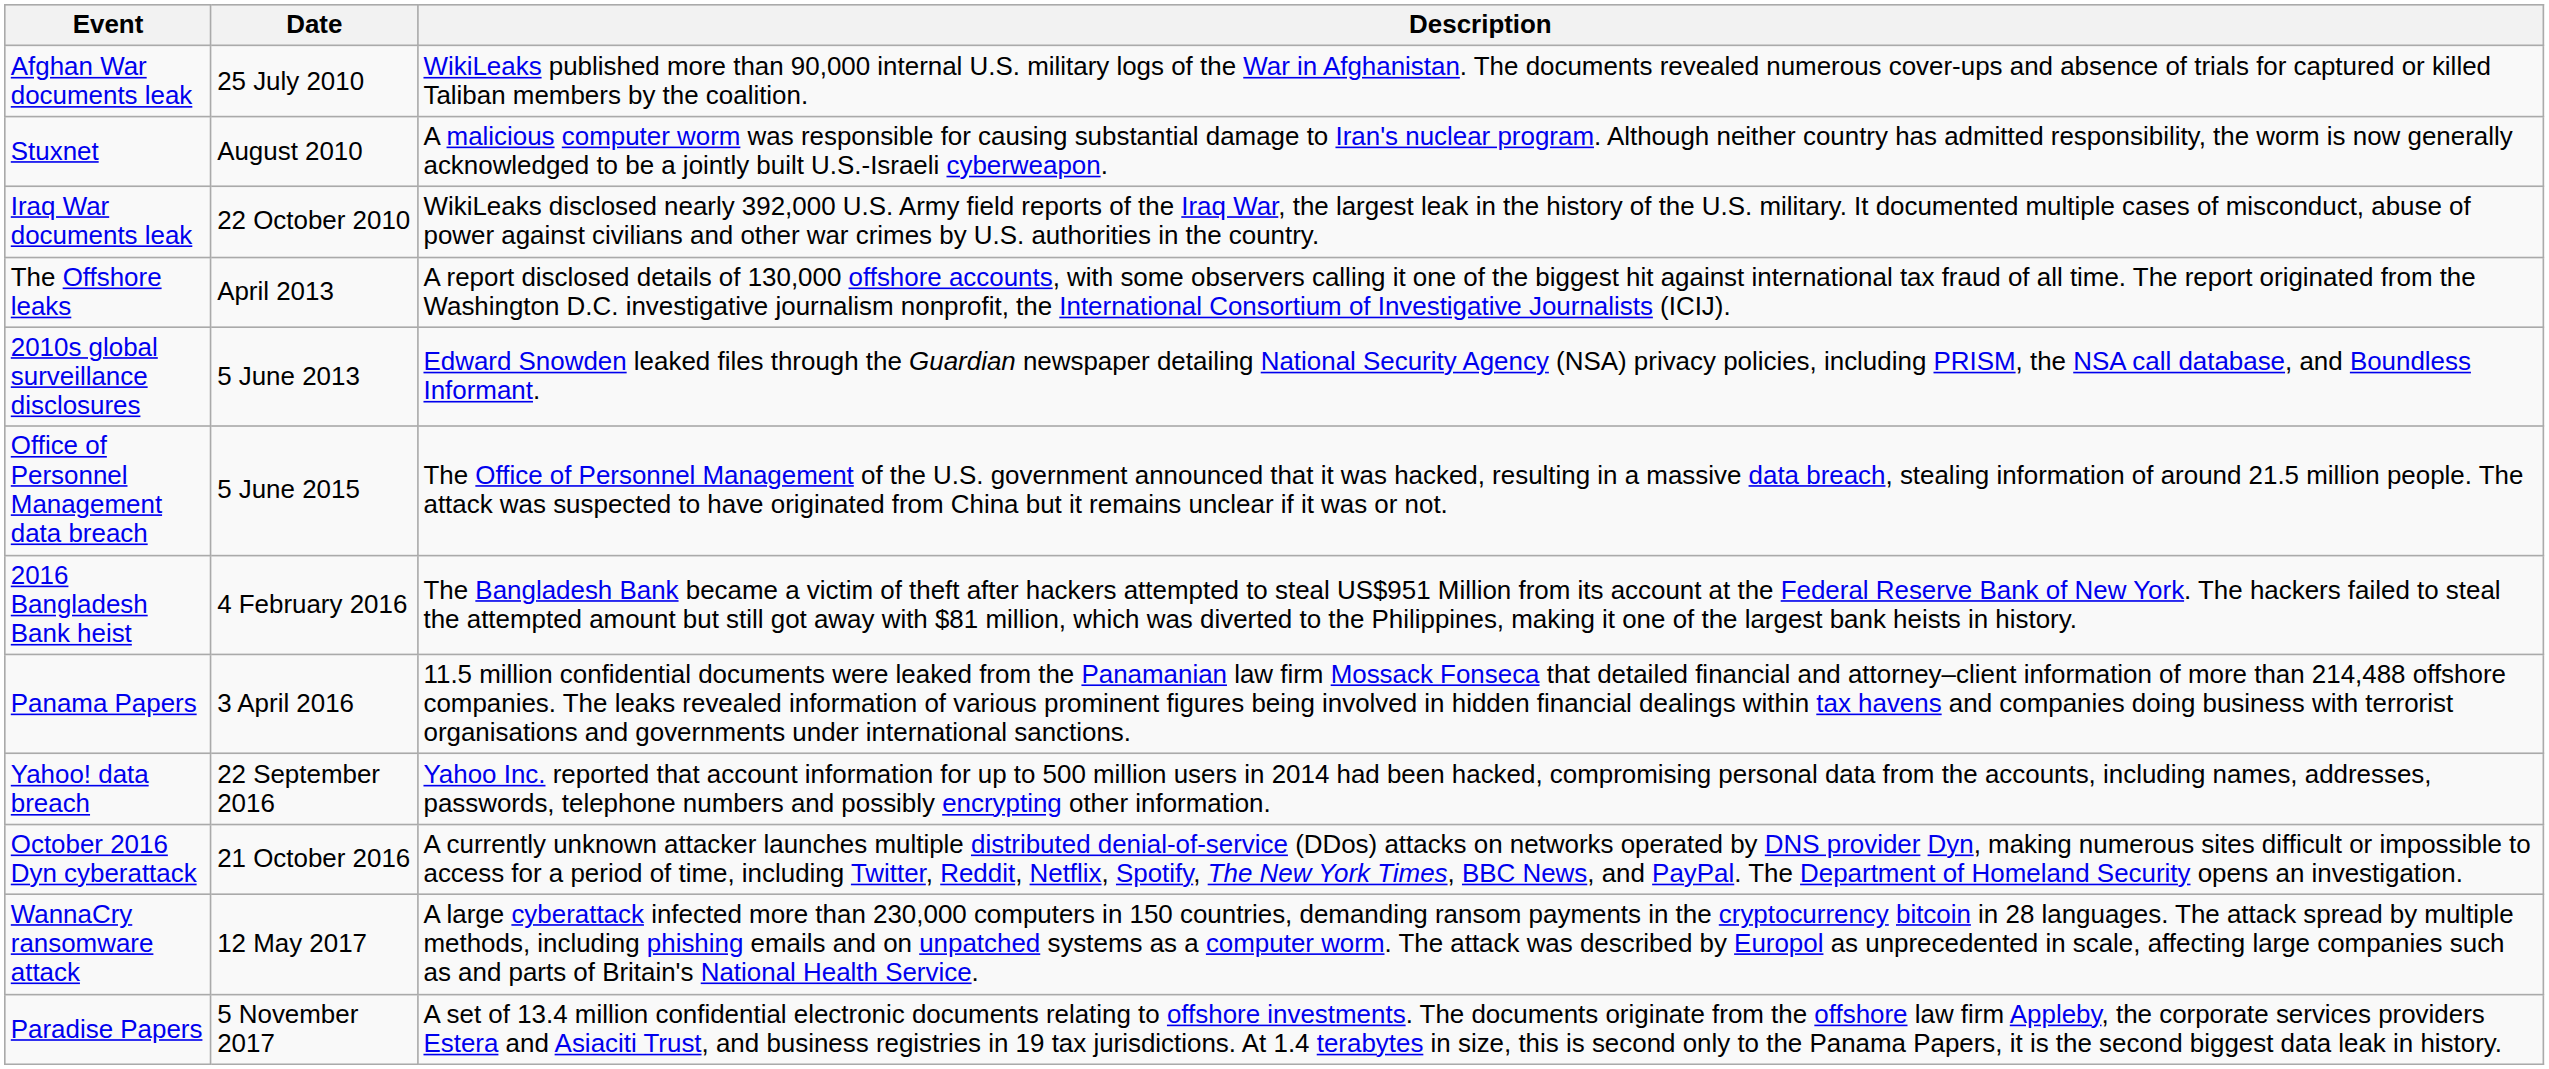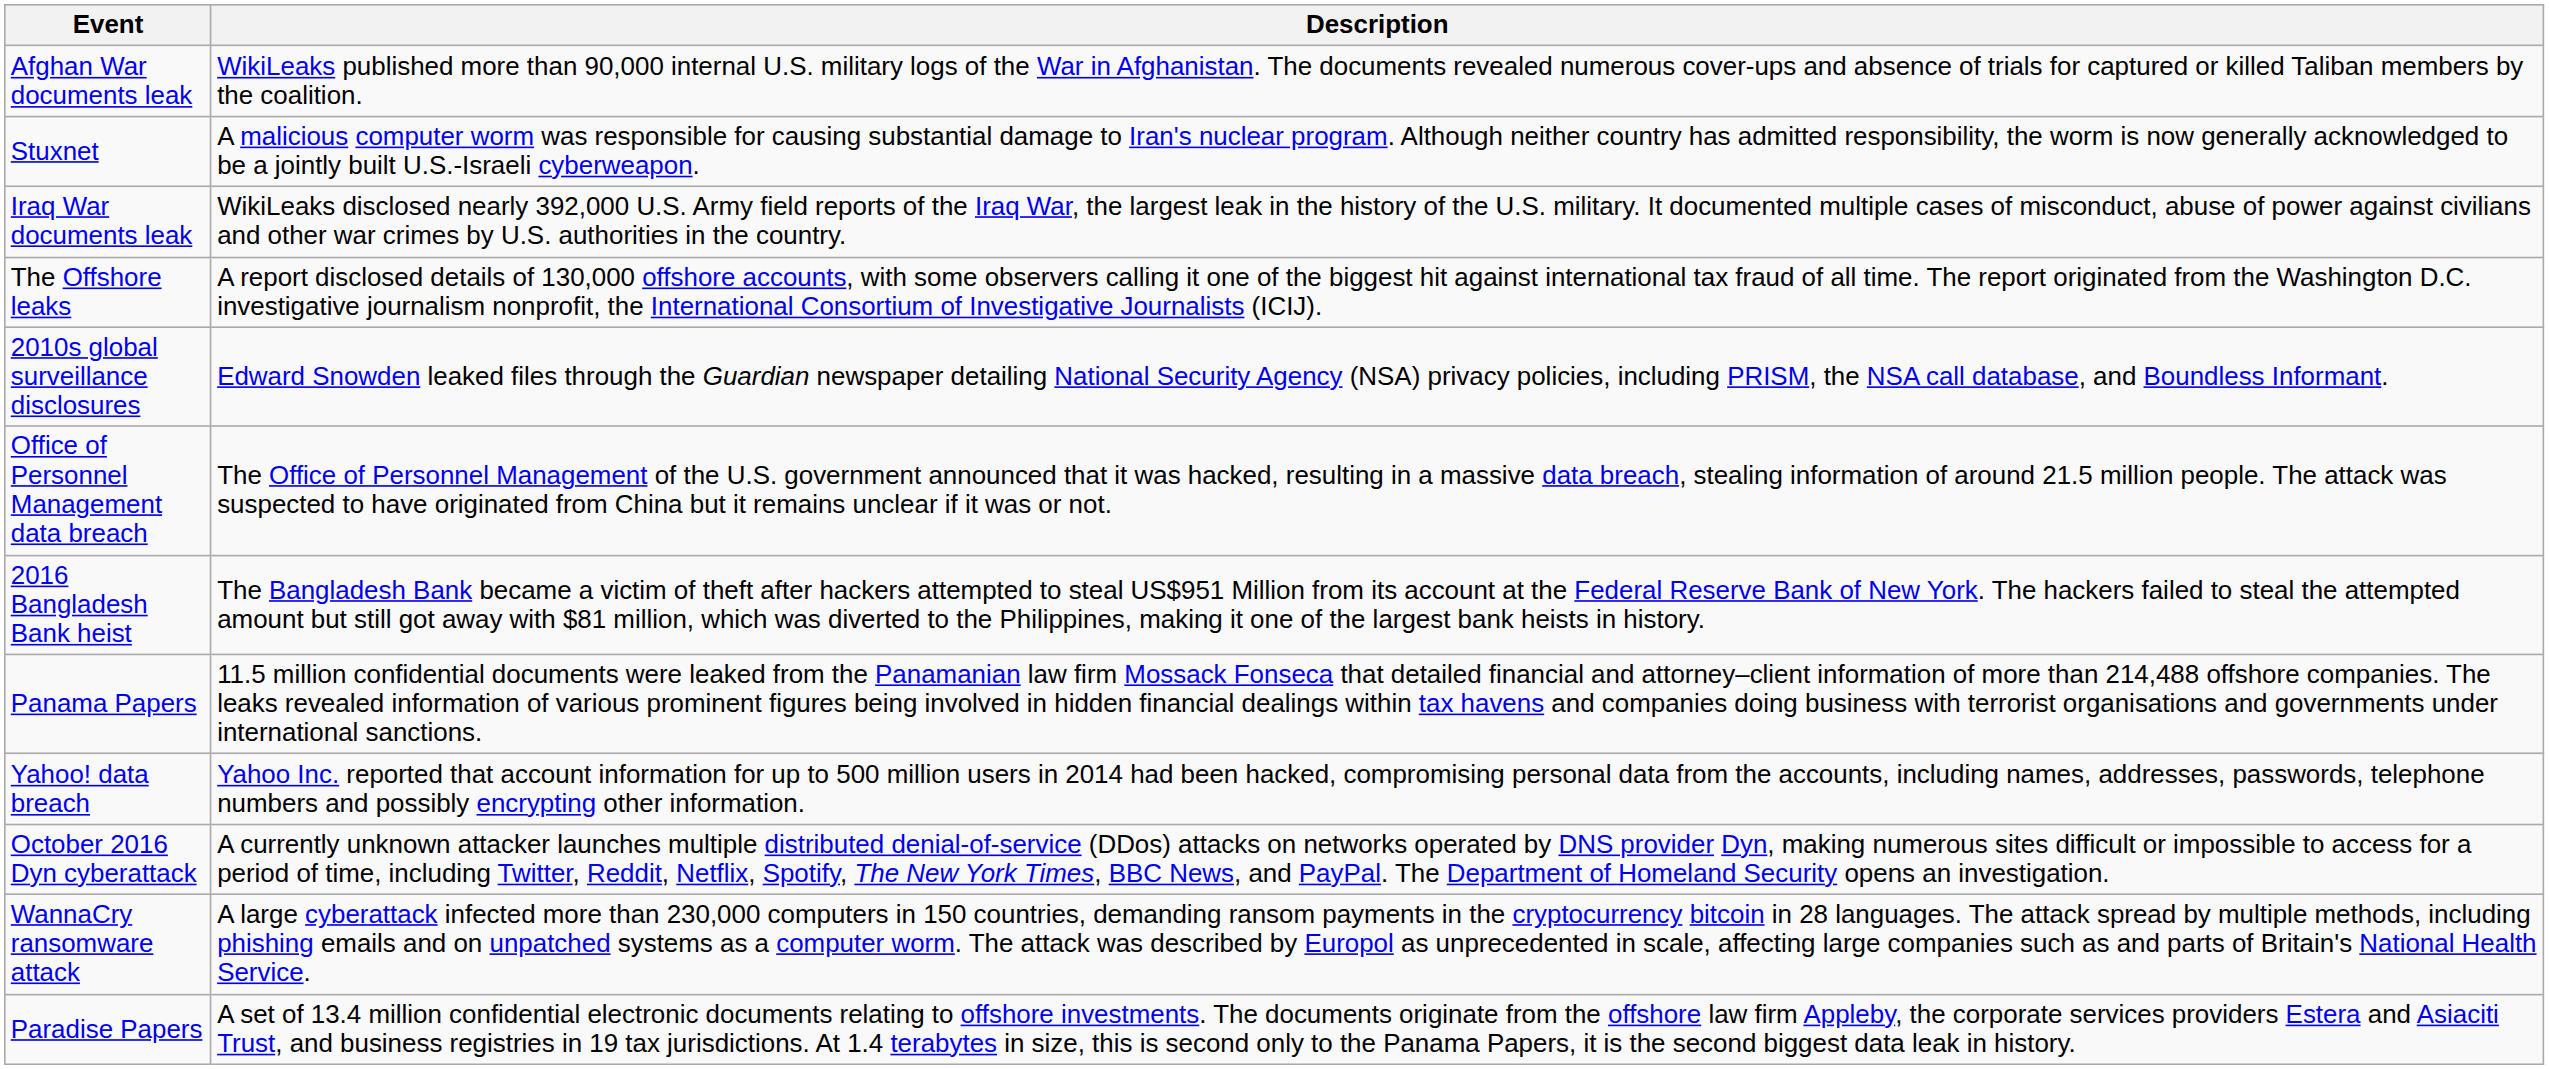- column: (314, 25)
